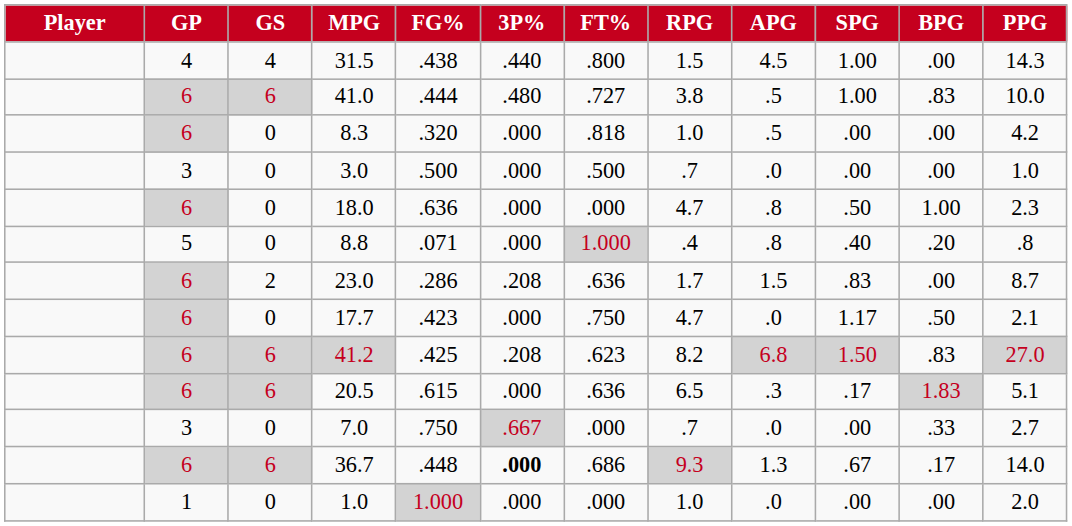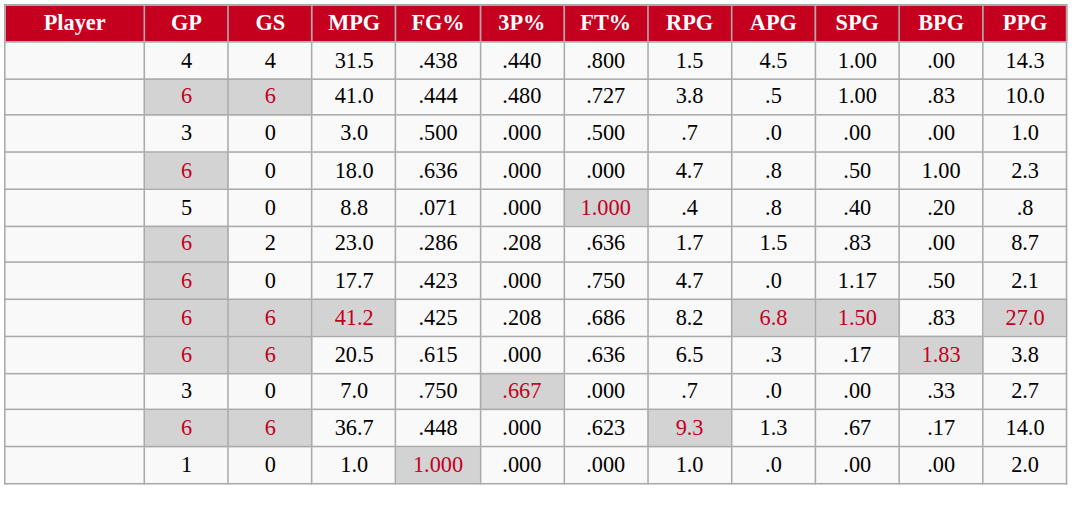- row: (354, 133)
(606, 354) .623 -> (606, 317) .686
(1025, 391) 5.1 -> (1025, 354) 3.8
(522, 465) bold -> (522, 428) normal
(606, 465) .686 -> (606, 428) .623
